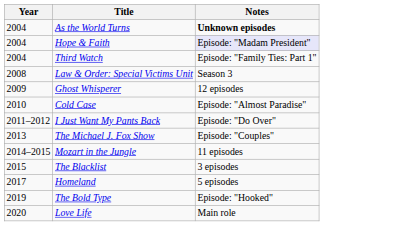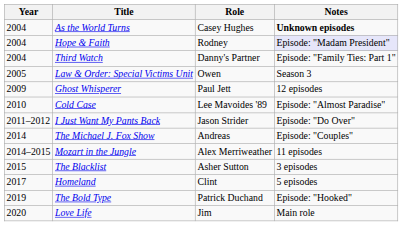+ column: (235, 12)
(16, 74) 2008 -> (16, 74) 2005
(16, 136) 2013 -> (16, 136) 2014
